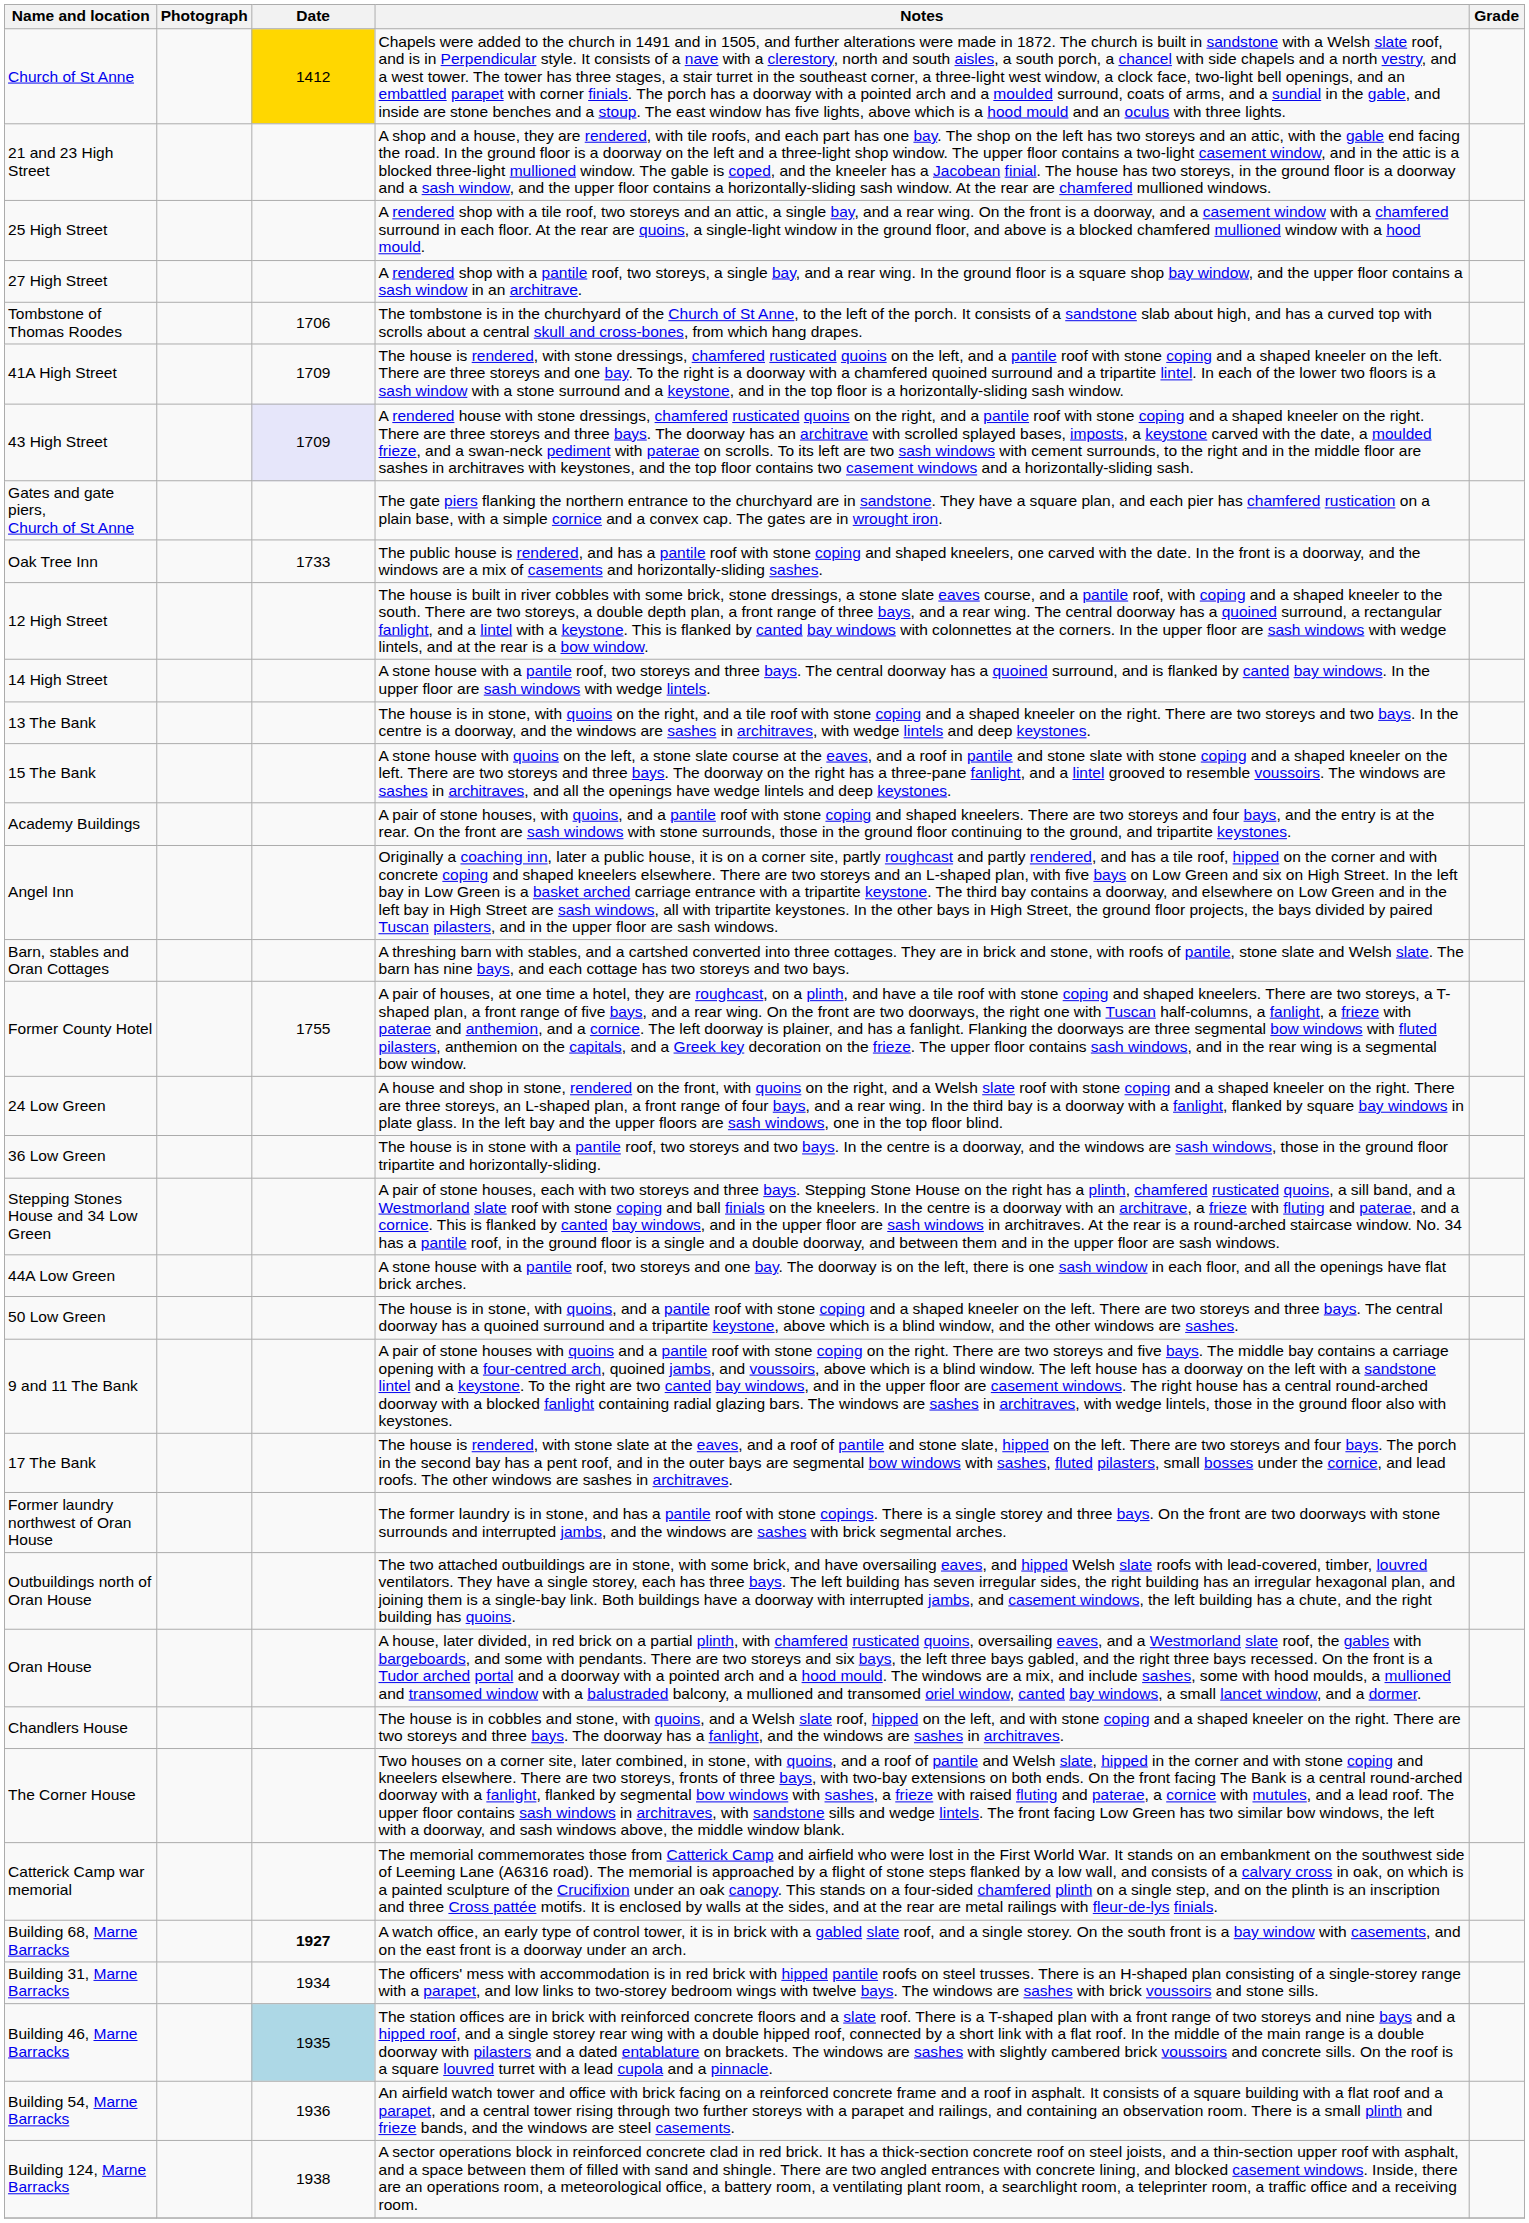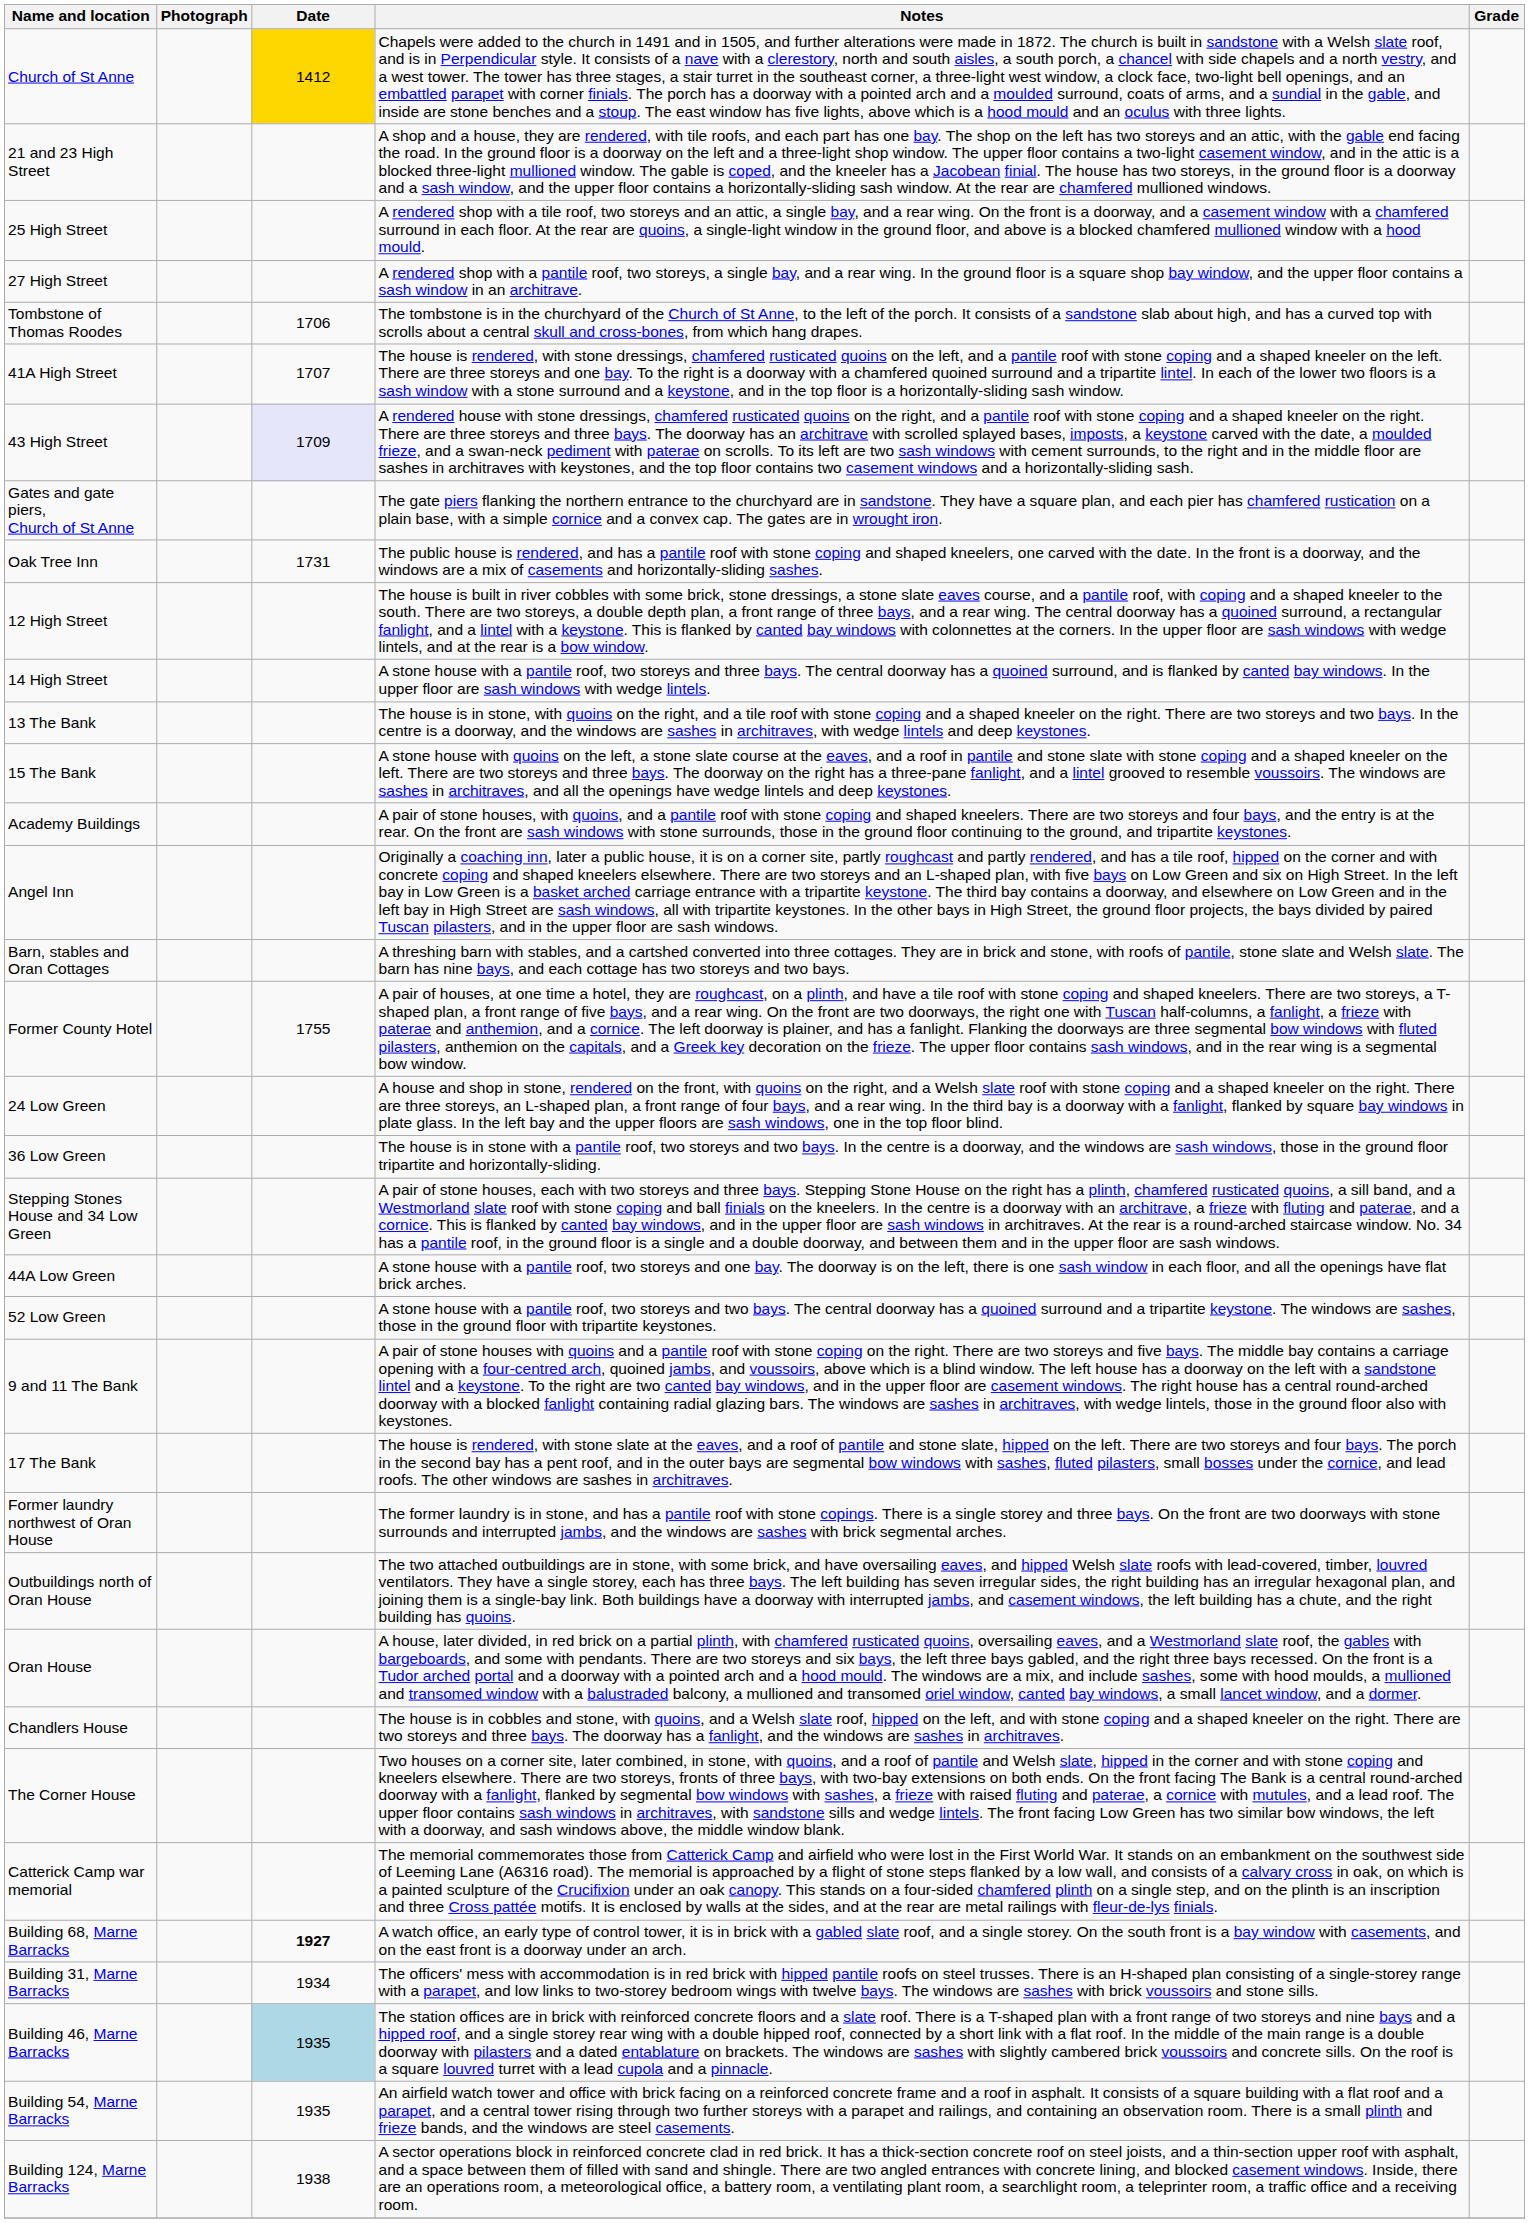(313, 374) 1709 -> (313, 374) 1707
(313, 561) 1733 -> (313, 561) 1731
- row: (57, 1317)
+ row: (57, 1317)
(313, 2110) 1936 -> (313, 2110) 1935
